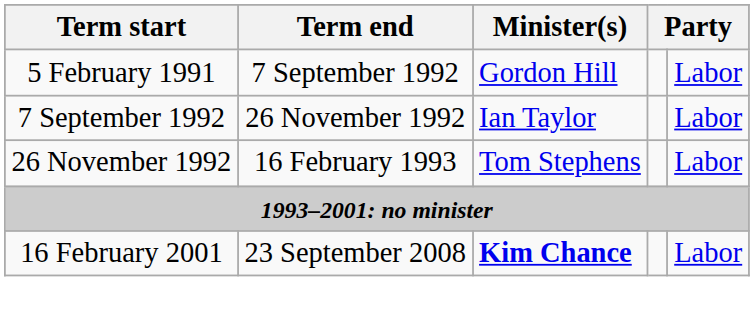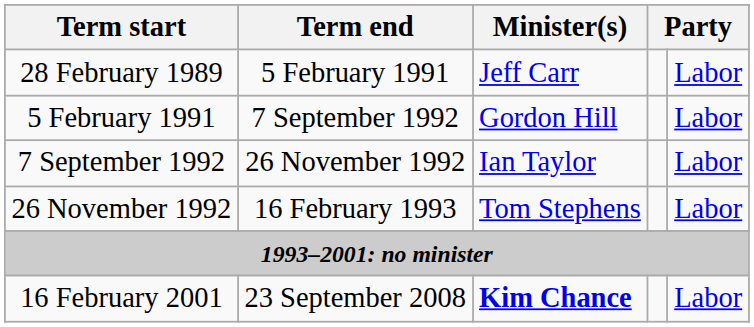+ row: (121, 72)
